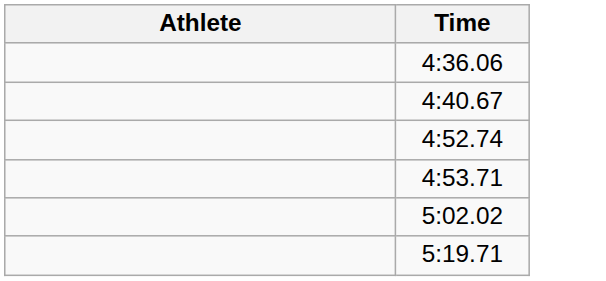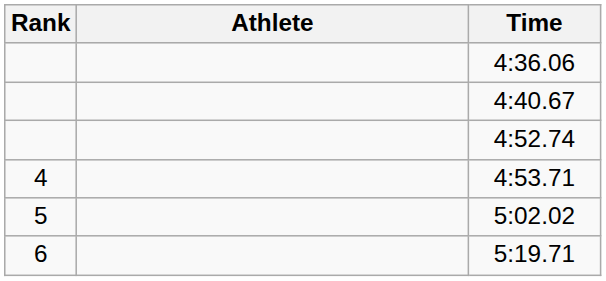+ column: (41, 23)
